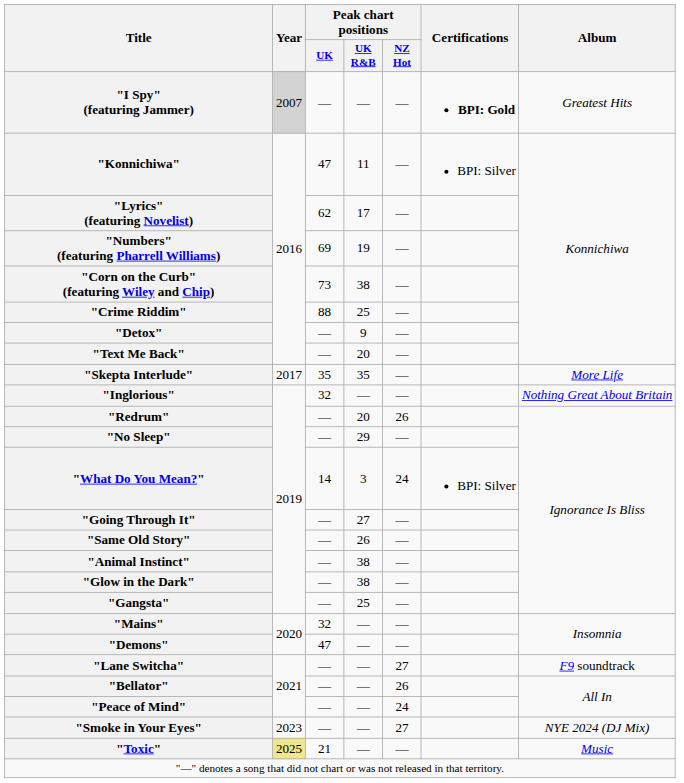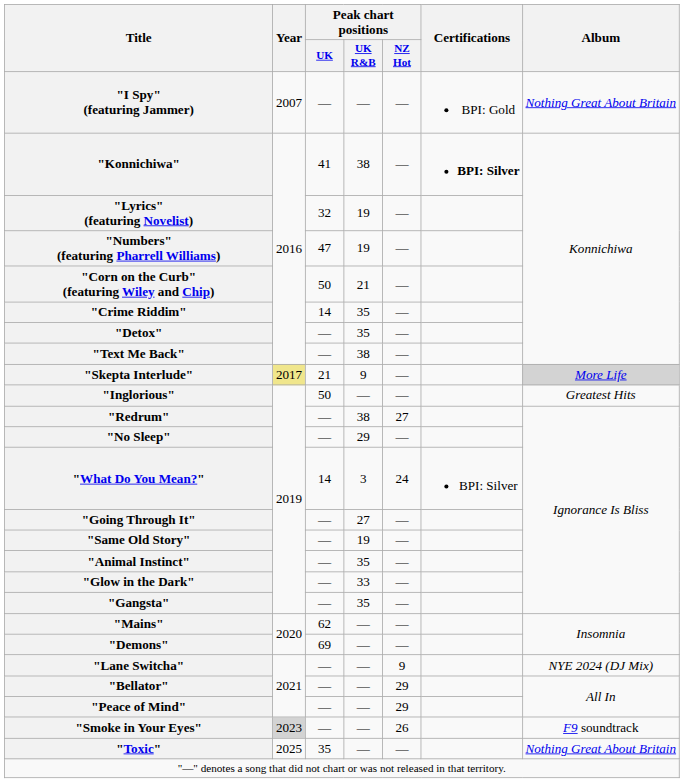(289, 102) lightgrey background -> (289, 102) no background
(470, 110) bold -> (472, 110) normal
(597, 102) Greatest Hits -> (601, 102) Nothing Great About Britain
(325, 164) 47 -> (325, 164) 41
(363, 164) 11 -> (363, 164) 38
(470, 172) normal -> (472, 172) bold
(325, 212) 62 -> (325, 212) 32
(363, 212) 17 -> (363, 212) 19
(325, 248) 69 -> (325, 248) 47
(325, 284) 73 -> (325, 284) 50
(363, 284) 38 -> (363, 284) 21
(325, 312) 88 -> (325, 312) 14
(363, 312) 25 -> (363, 312) 35
(363, 333) 9 -> (363, 333) 35
(363, 353) 20 -> (363, 353) 38
(289, 374) no background -> (289, 374) khaki background
(325, 374) 35 -> (325, 374) 21
(363, 374) 35 -> (363, 374) 9
(597, 374) no background -> (601, 374) lightgrey background
(325, 395) 32 -> (325, 395) 50
(597, 395) Nothing Great About Britain -> (601, 395) Greatest Hits
(363, 416) 20 -> (363, 416) 38
(402, 416) 26 -> (402, 416) 27
(363, 540) 26 -> (363, 540) 19
(363, 561) 38 -> (363, 561) 35
(363, 582) 38 -> (363, 582) 33
(363, 602) 25 -> (363, 602) 35
(325, 623) 32 -> (325, 623) 62
(325, 644) 47 -> (325, 644) 69
(402, 665) 27 -> (402, 665) 9
(597, 665) F9 soundtrack -> (601, 665) NYE 2024 (DJ Mix)
(402, 686) 26 -> (402, 686) 29
(402, 707) 24 -> (402, 707) 29
(289, 727) no background -> (289, 727) lightgrey background
(402, 727) 27 -> (402, 727) 26
(597, 727) NYE 2024 (DJ Mix) -> (601, 727) F9 soundtrack
(289, 748) khaki background -> (289, 748) no background
(325, 748) 21 -> (325, 748) 35
(597, 748) Music -> (601, 748) Nothing Great About Britain
